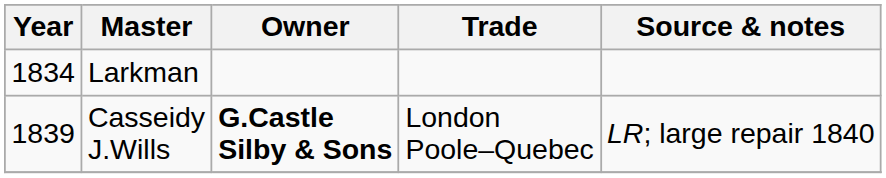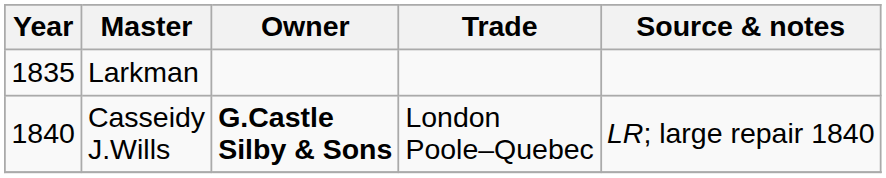(43, 72) 1834 -> (43, 72) 1835
(43, 133) 1839 -> (43, 133) 1840
